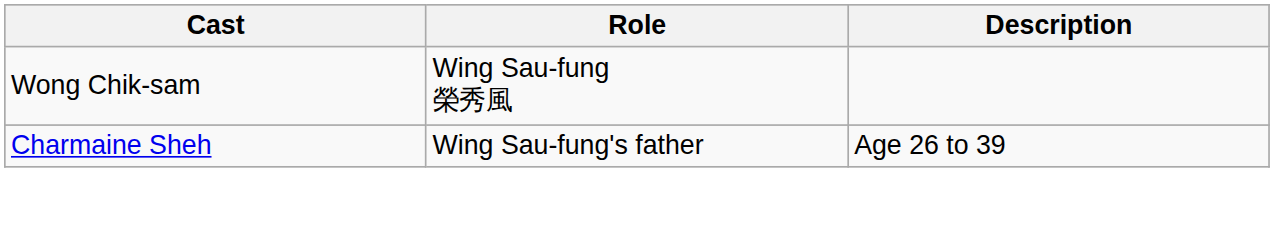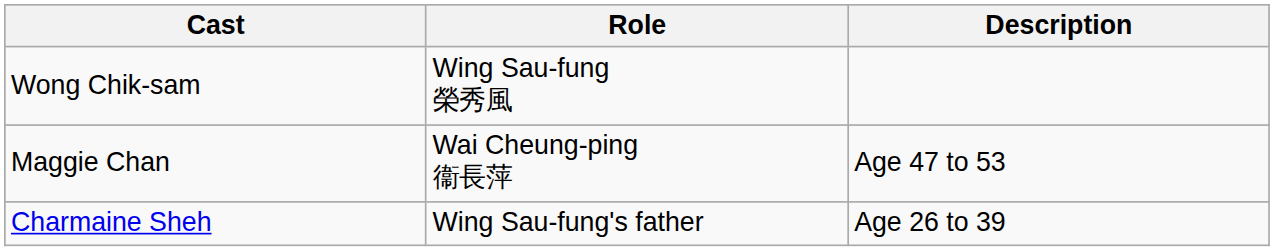+ row: (90, 163)
